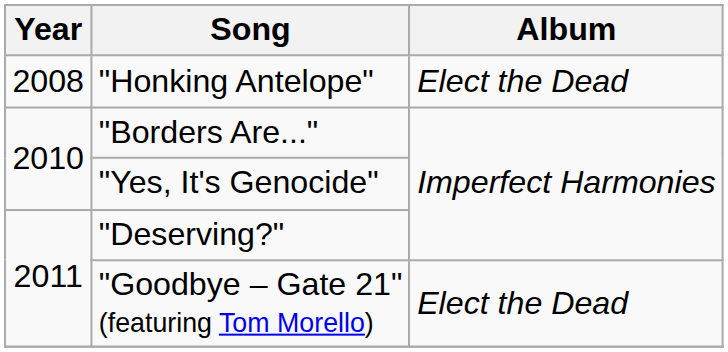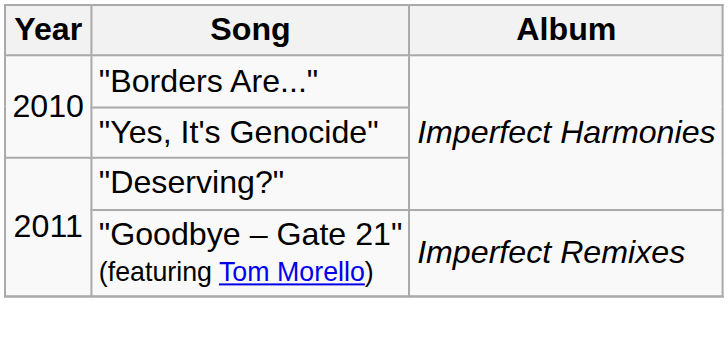- row: (236, 81)
(523, 303) Elect the Dead -> (551, 252) Imperfect Remixes
